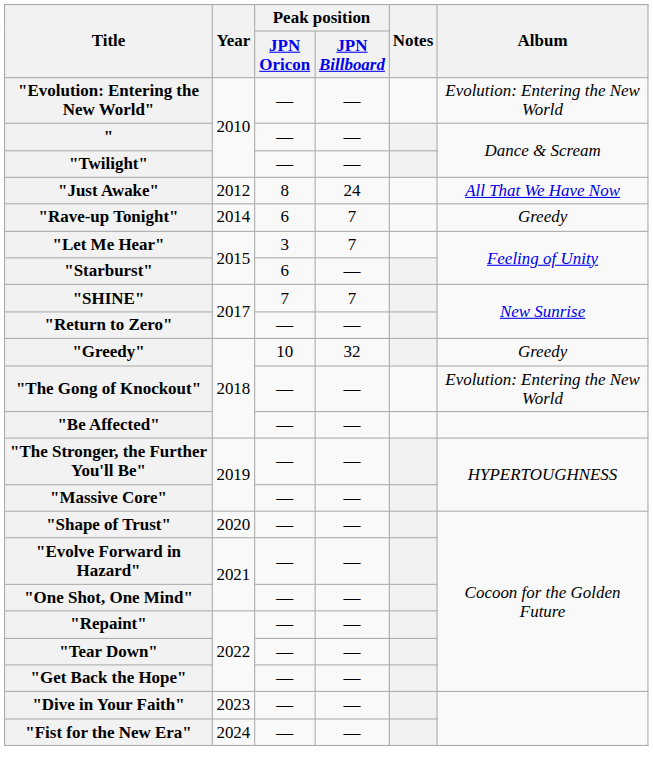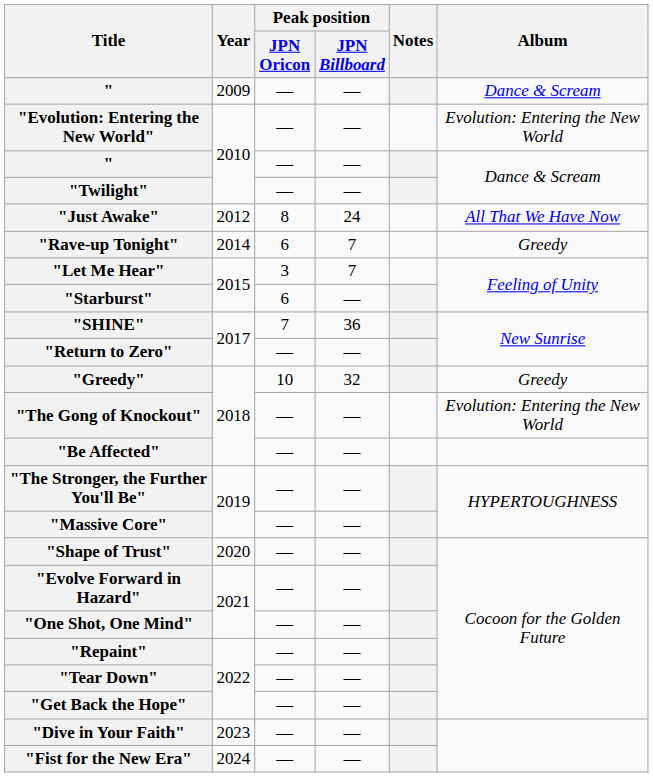+ row: (109, 90)
(352, 298) 7 -> (352, 325) 36
